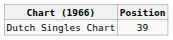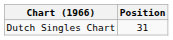(143, 28) 39 -> (143, 28) 31
